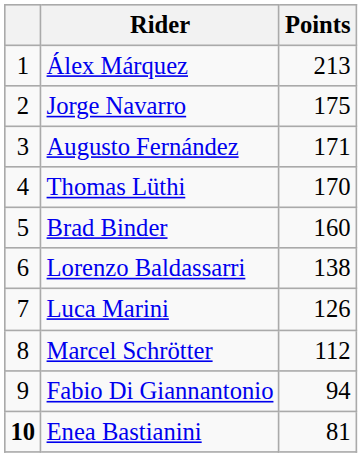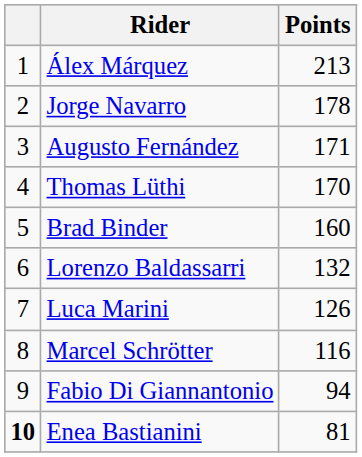(332, 106) 175 -> (332, 106) 178
(332, 268) 138 -> (332, 268) 132
(333, 349) 112 -> (333, 349) 116
